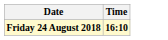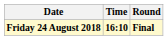+ column: (147, 12)
